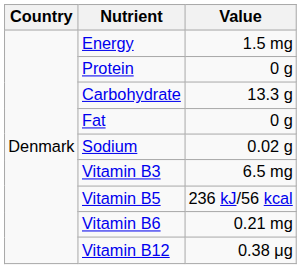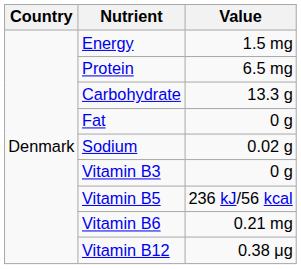(281, 69) 0 g -> (268, 69) 6.5 mg
(268, 172) 6.5 mg -> (281, 172) 0 g
